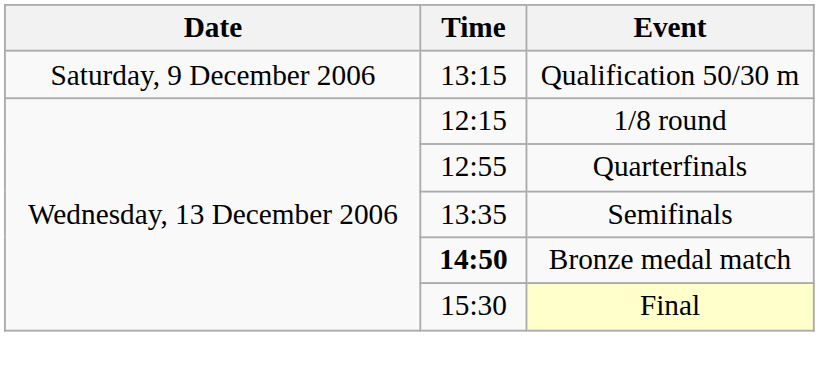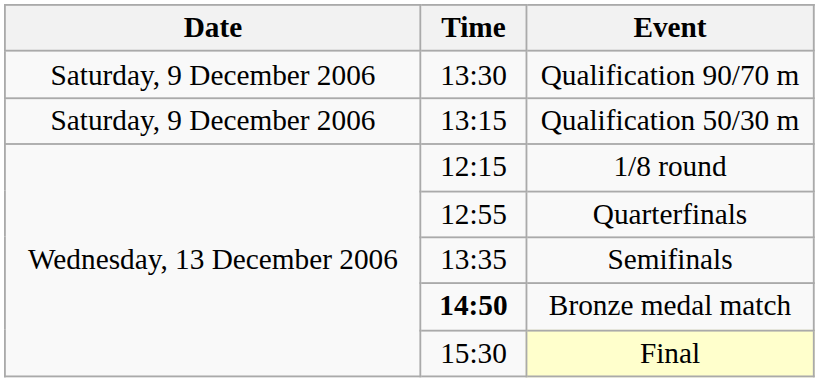+ row: (670, 74)
